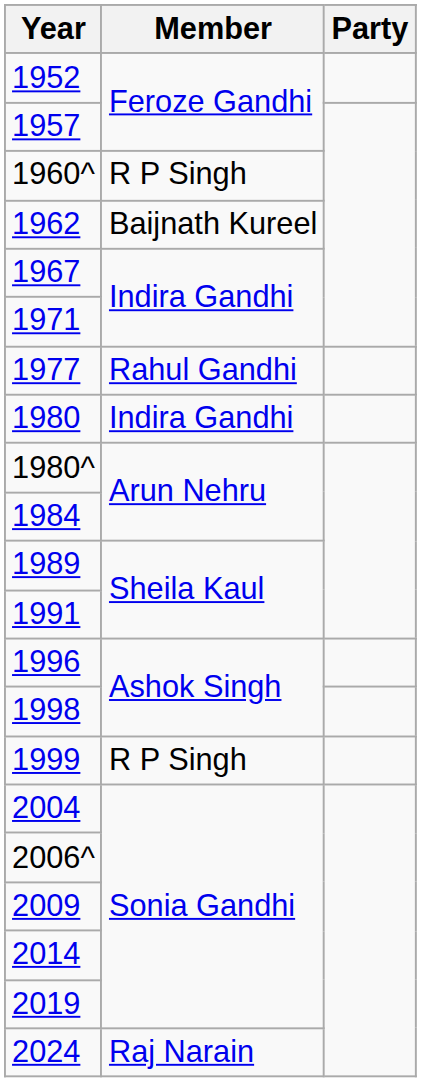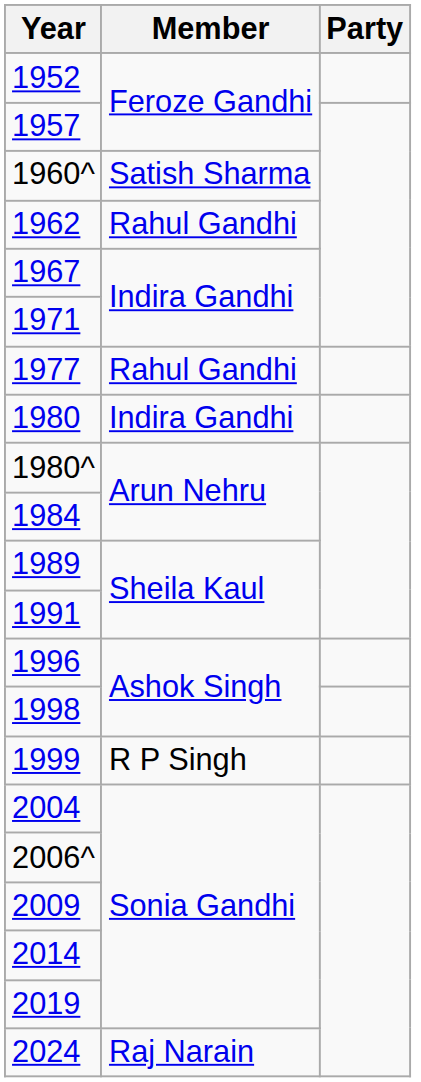(178, 175) R P Singh -> (210, 175) Satish Sharma
(213, 223) Baijnath Kureel -> (203, 223) Rahul Gandhi
